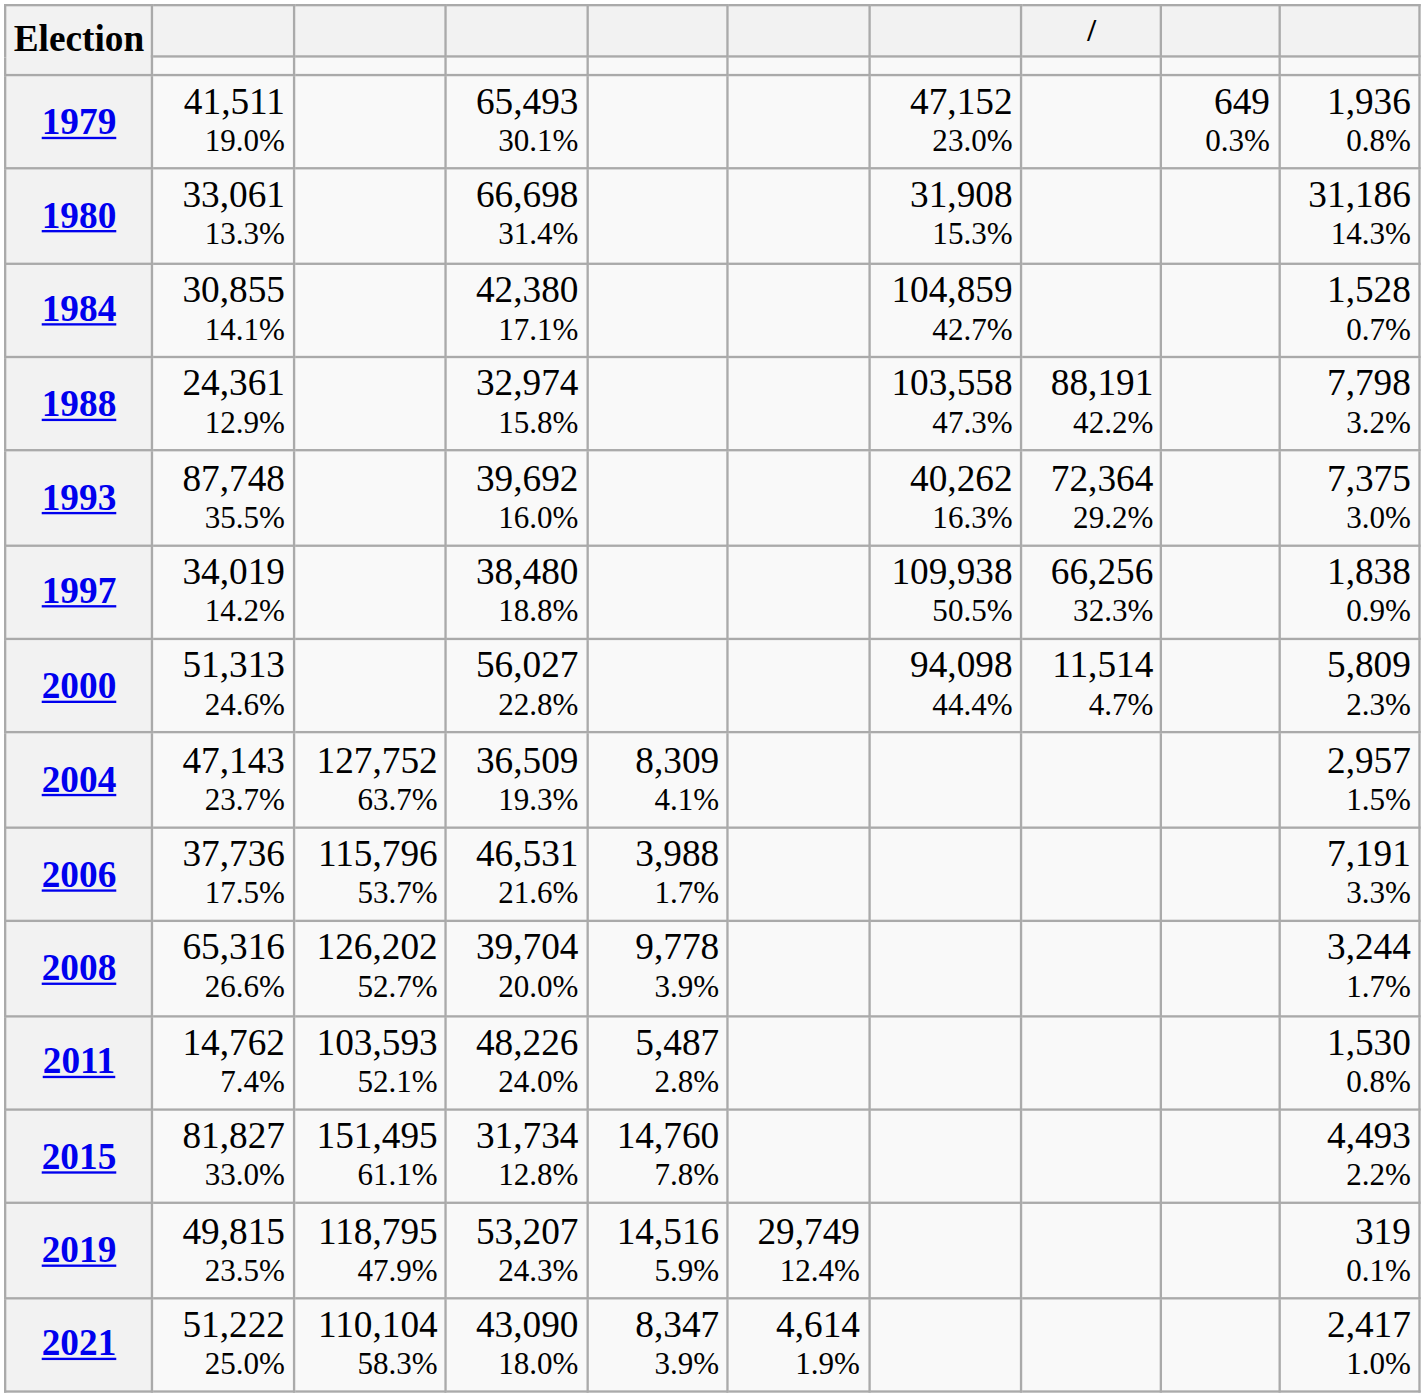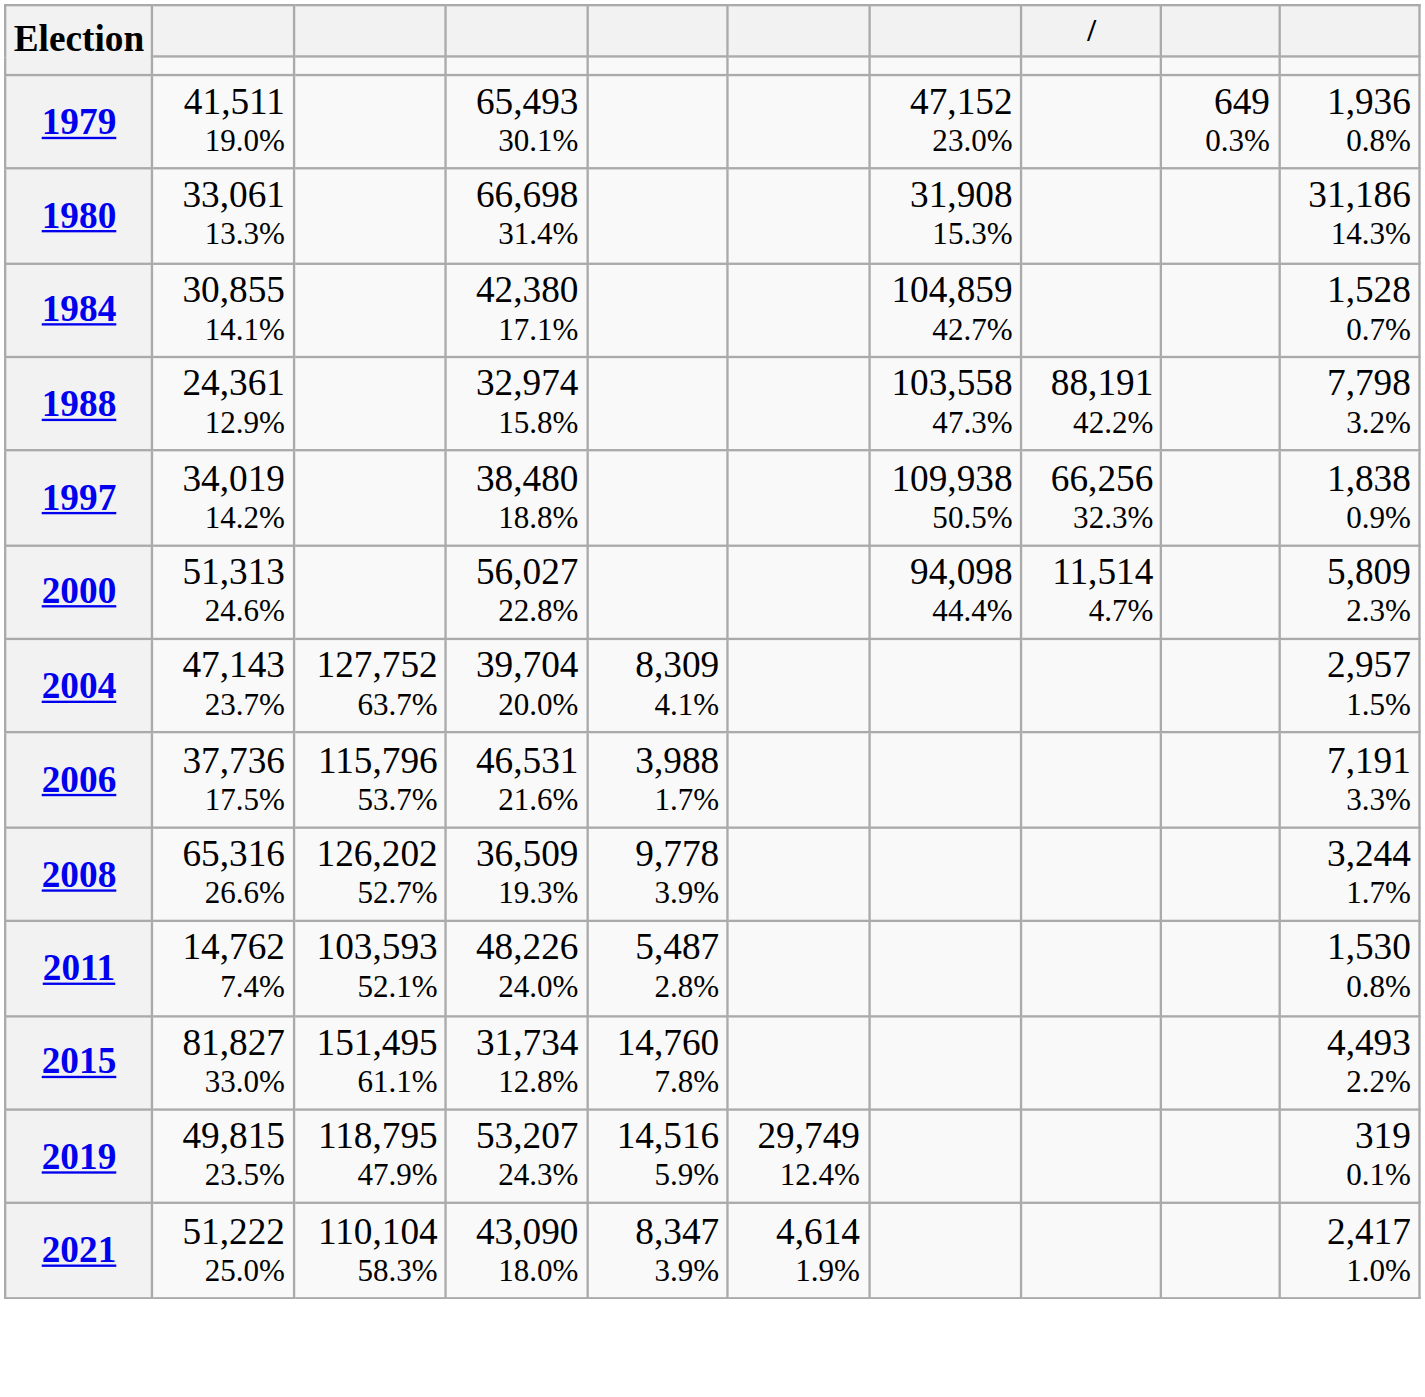- row: (79, 497)
(527, 778) 36,509 19.3% -> (527, 684) 39,704 20.0%
(527, 966) 39,704 20.0% -> (527, 872) 36,509 19.3%
